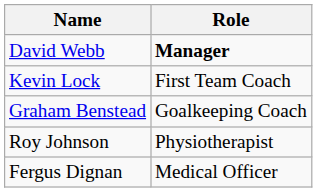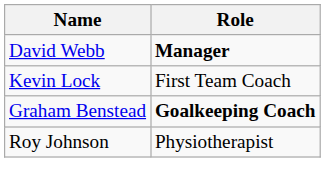(231, 111) normal -> (235, 111) bold
- row: (66, 171)
